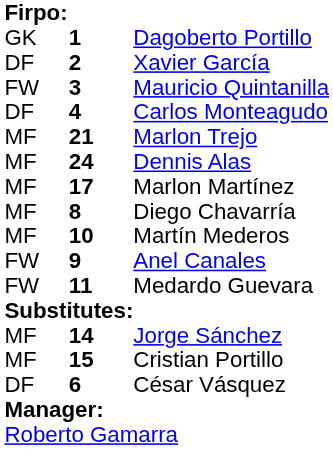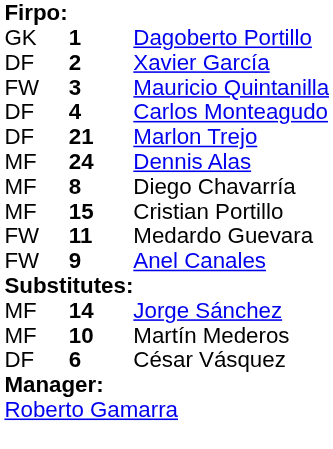(21, 136) MF -> (19, 136) DF
- row: (214, 186)
rows swapped: (211, 236) <-> (208, 360)
rows swapped: (200, 260) <-> (223, 285)
